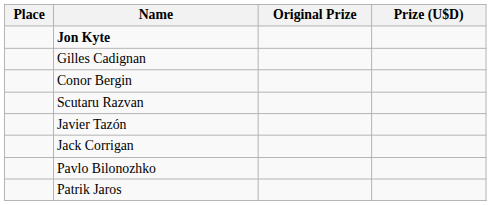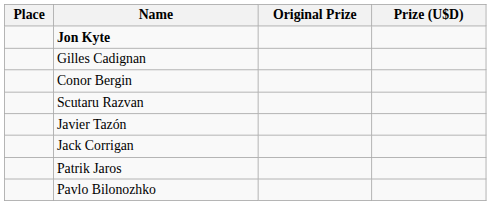rows swapped: (106, 168) <-> (89, 189)
